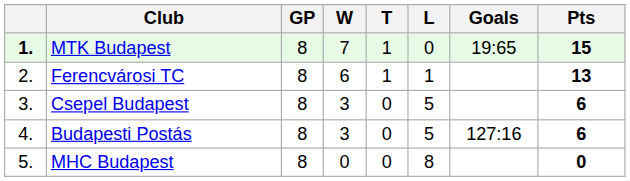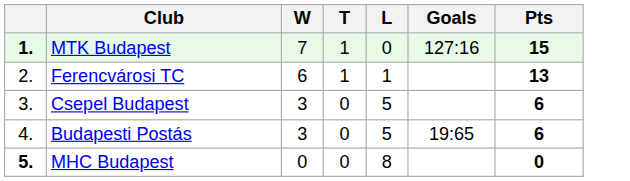- column: (302, 18)
(494, 47) 19:65 -> (452, 47) 127:16
(494, 133) 127:16 -> (452, 133) 19:65
(26, 162) normal -> (26, 162) bold
